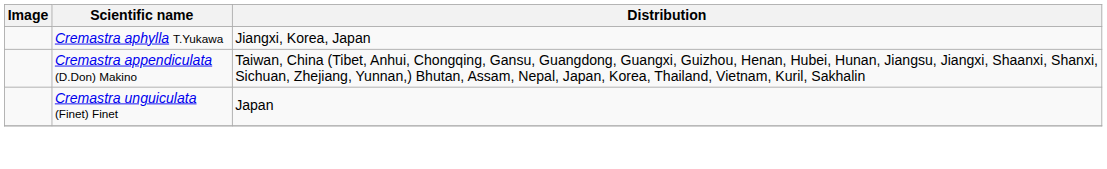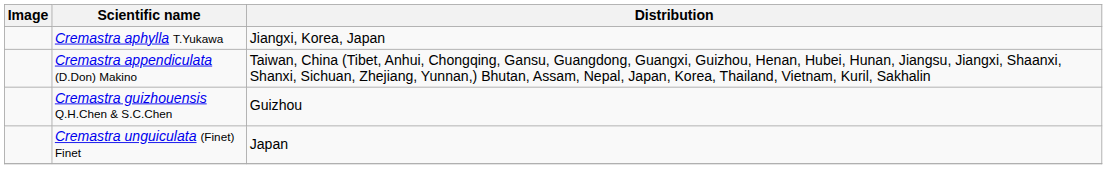+ row: (131, 106)
